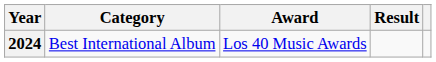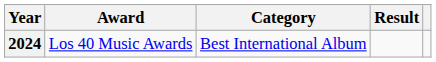columns swapped: (295, 17) <-> (132, 17)
